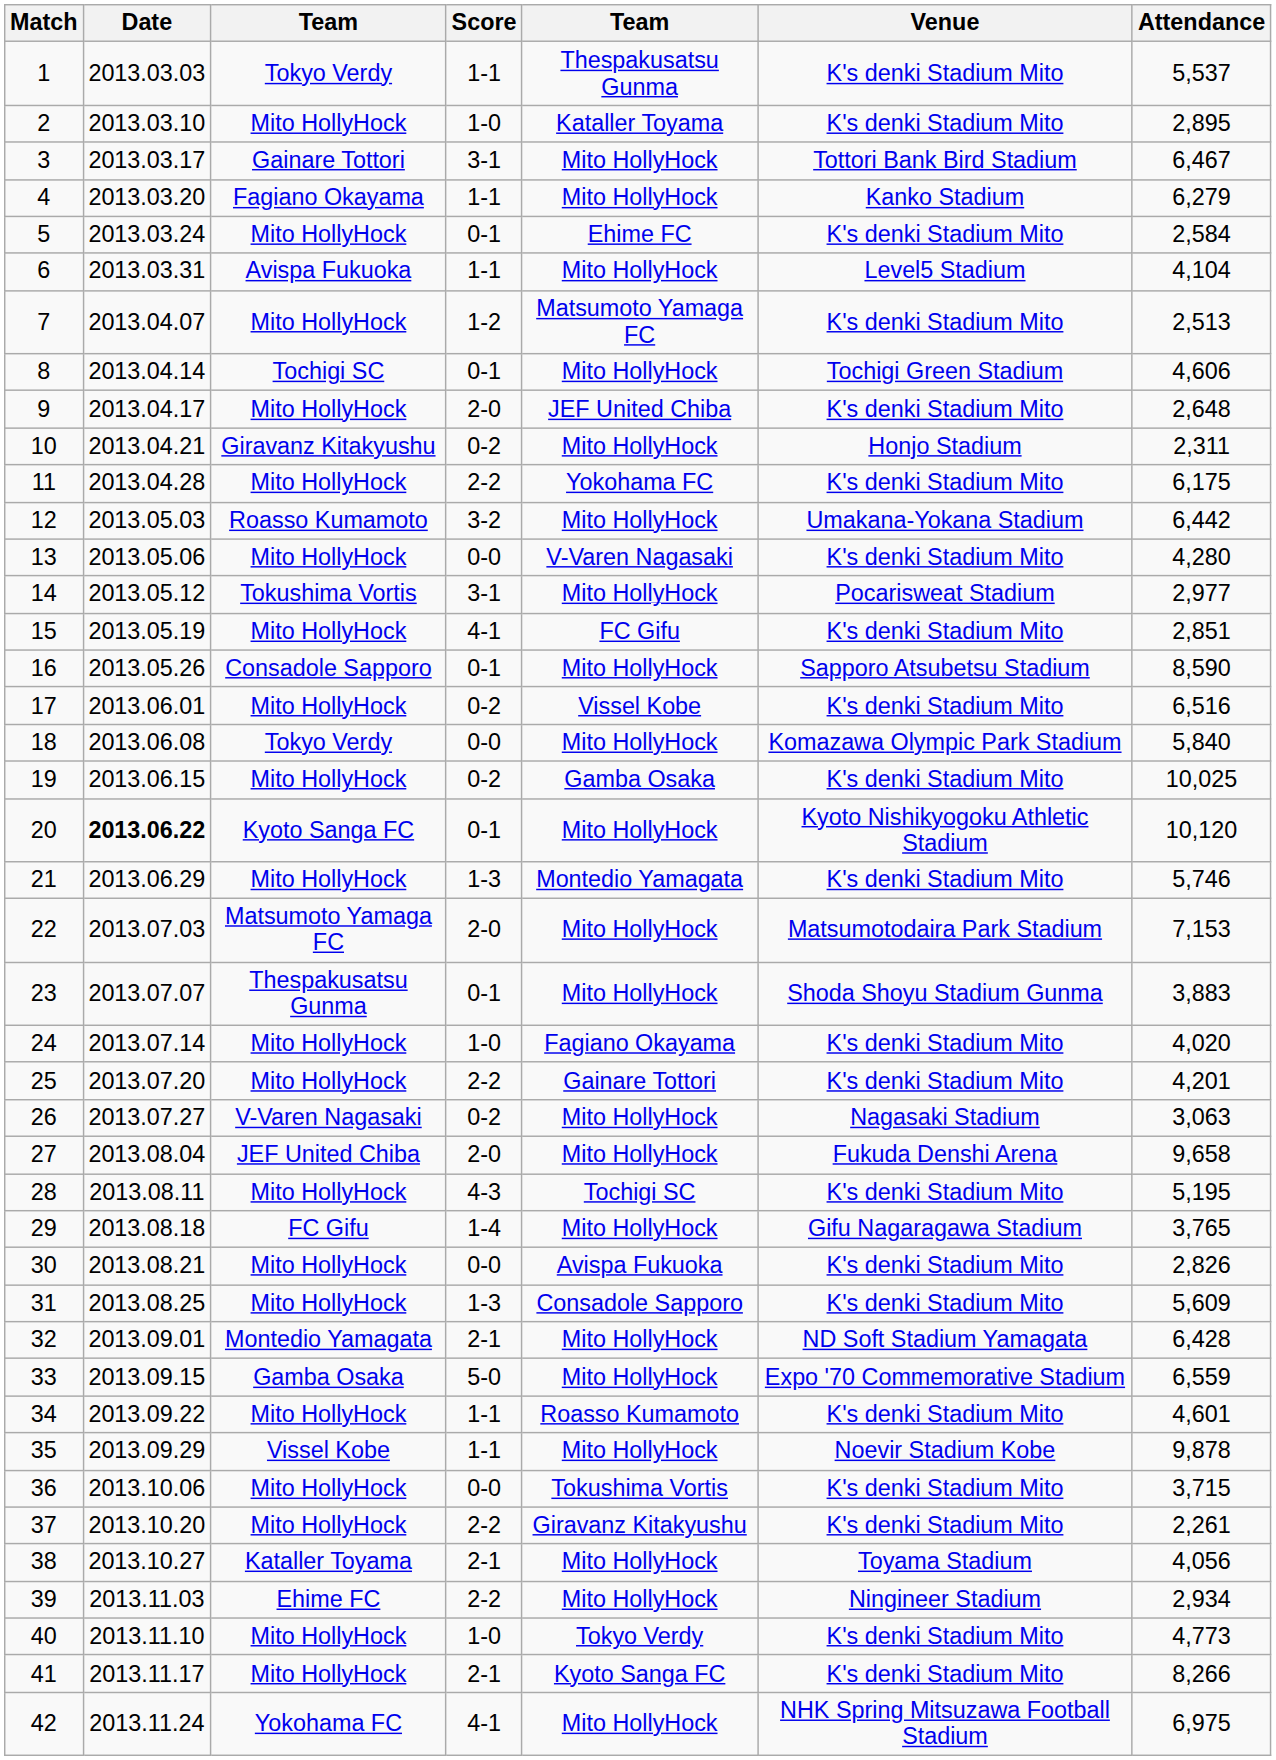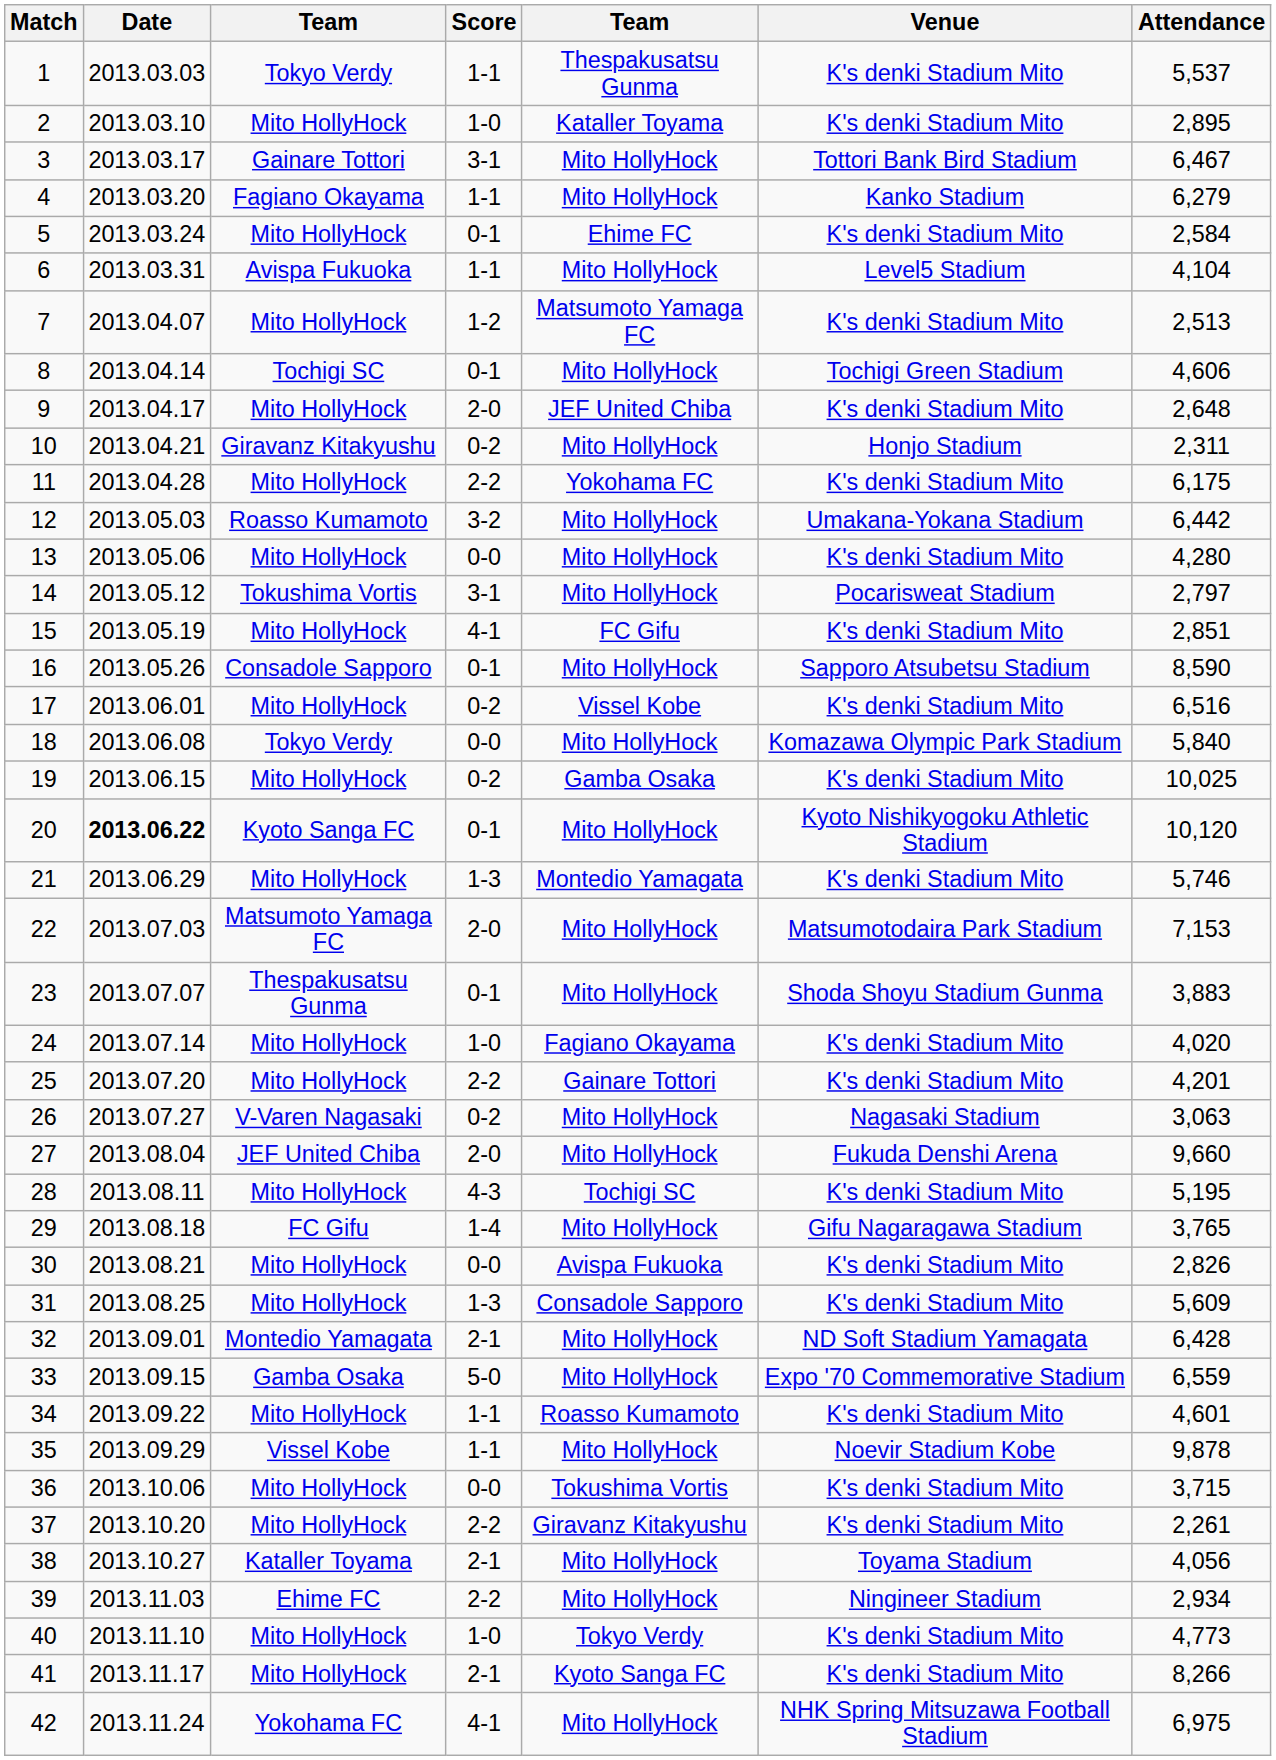(640, 557) V-Varen Nagasaki -> (640, 557) Mito HollyHock
(1202, 594) 2,977 -> (1202, 594) 2,797
(1202, 1154) 9,658 -> (1202, 1154) 9,660
